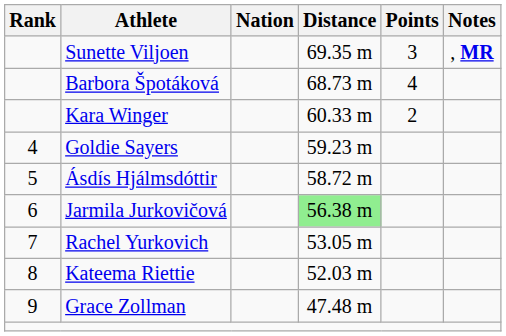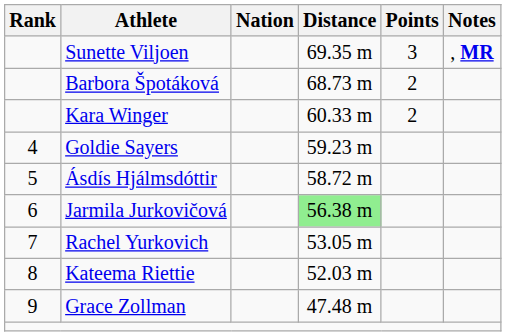(412, 83) 4 -> (412, 83) 2
